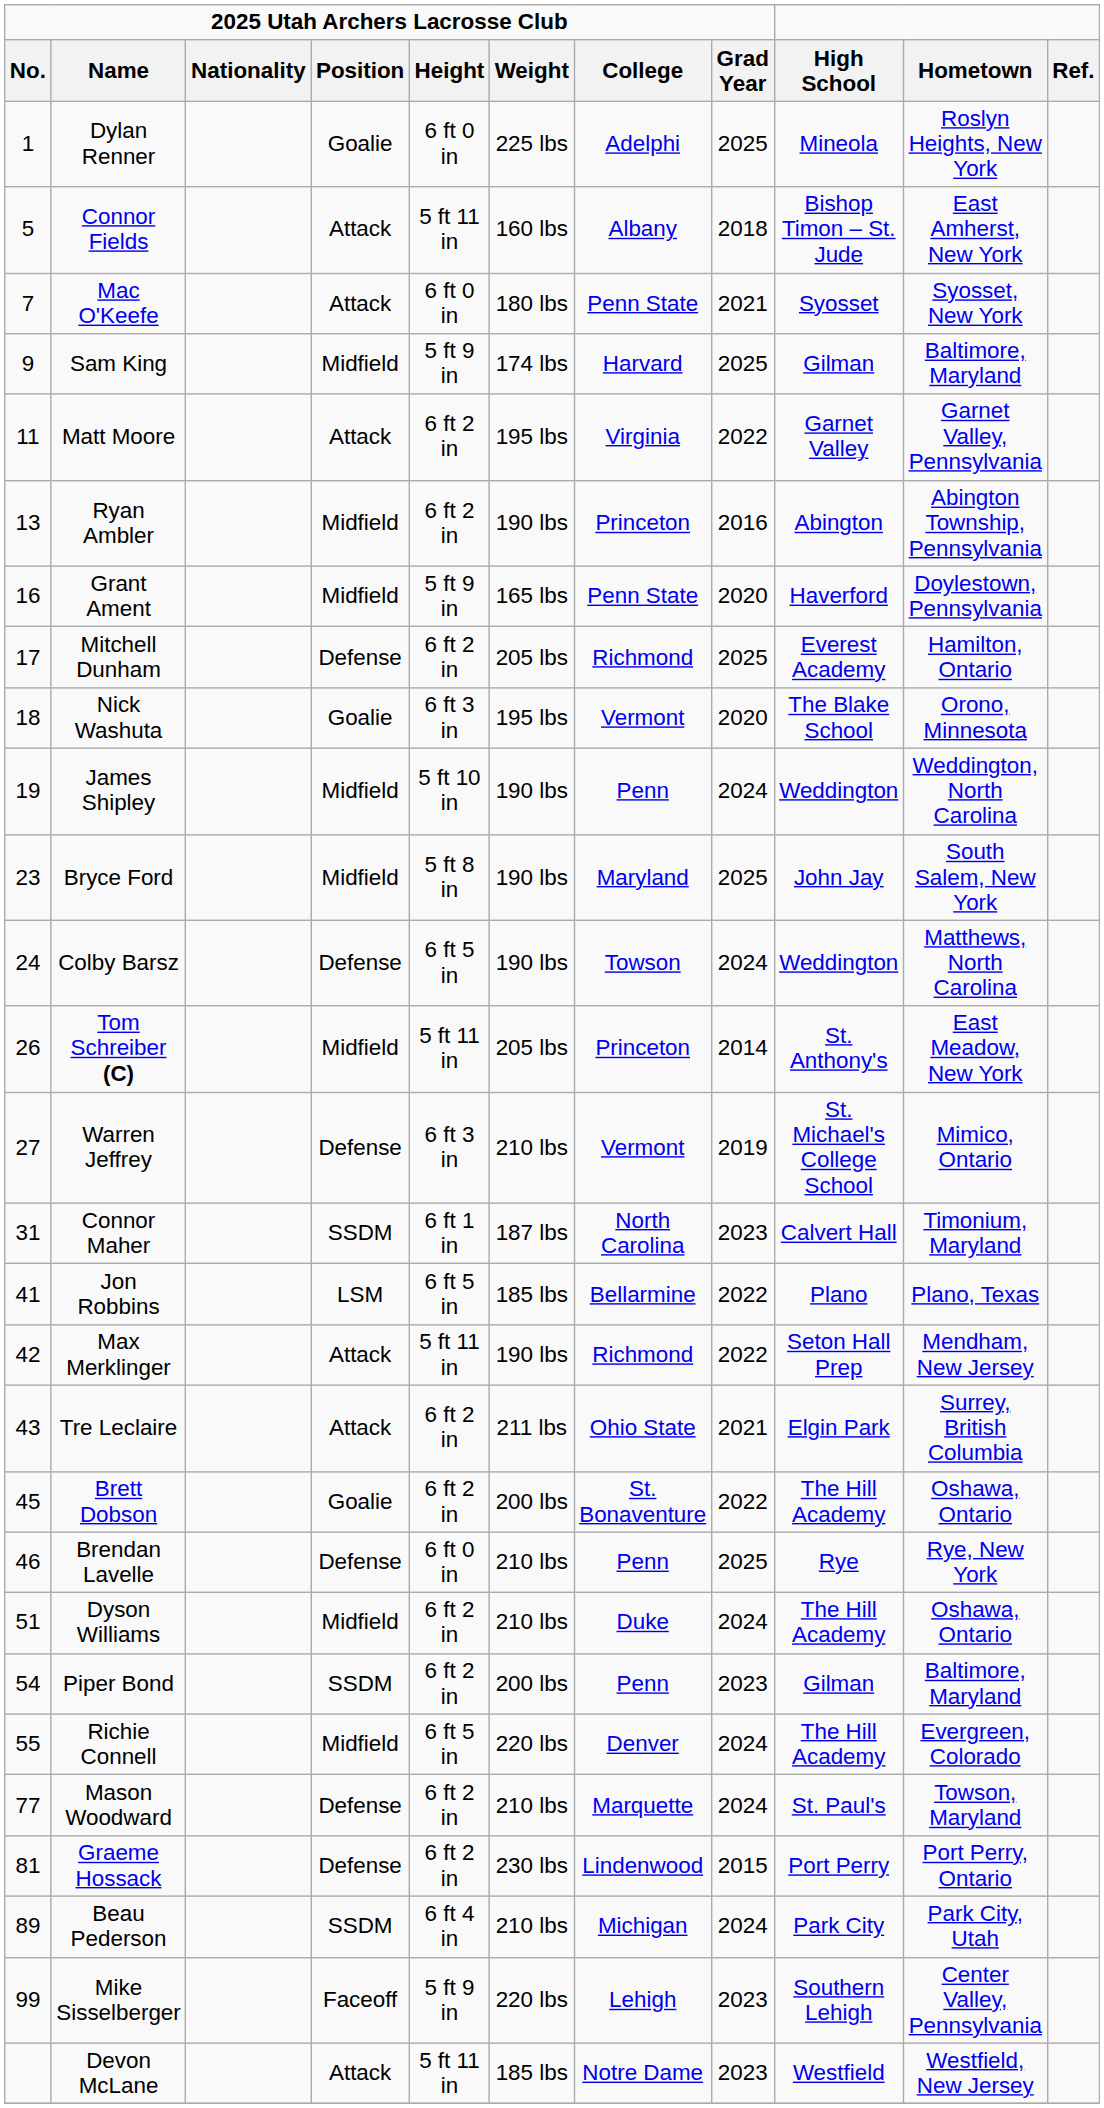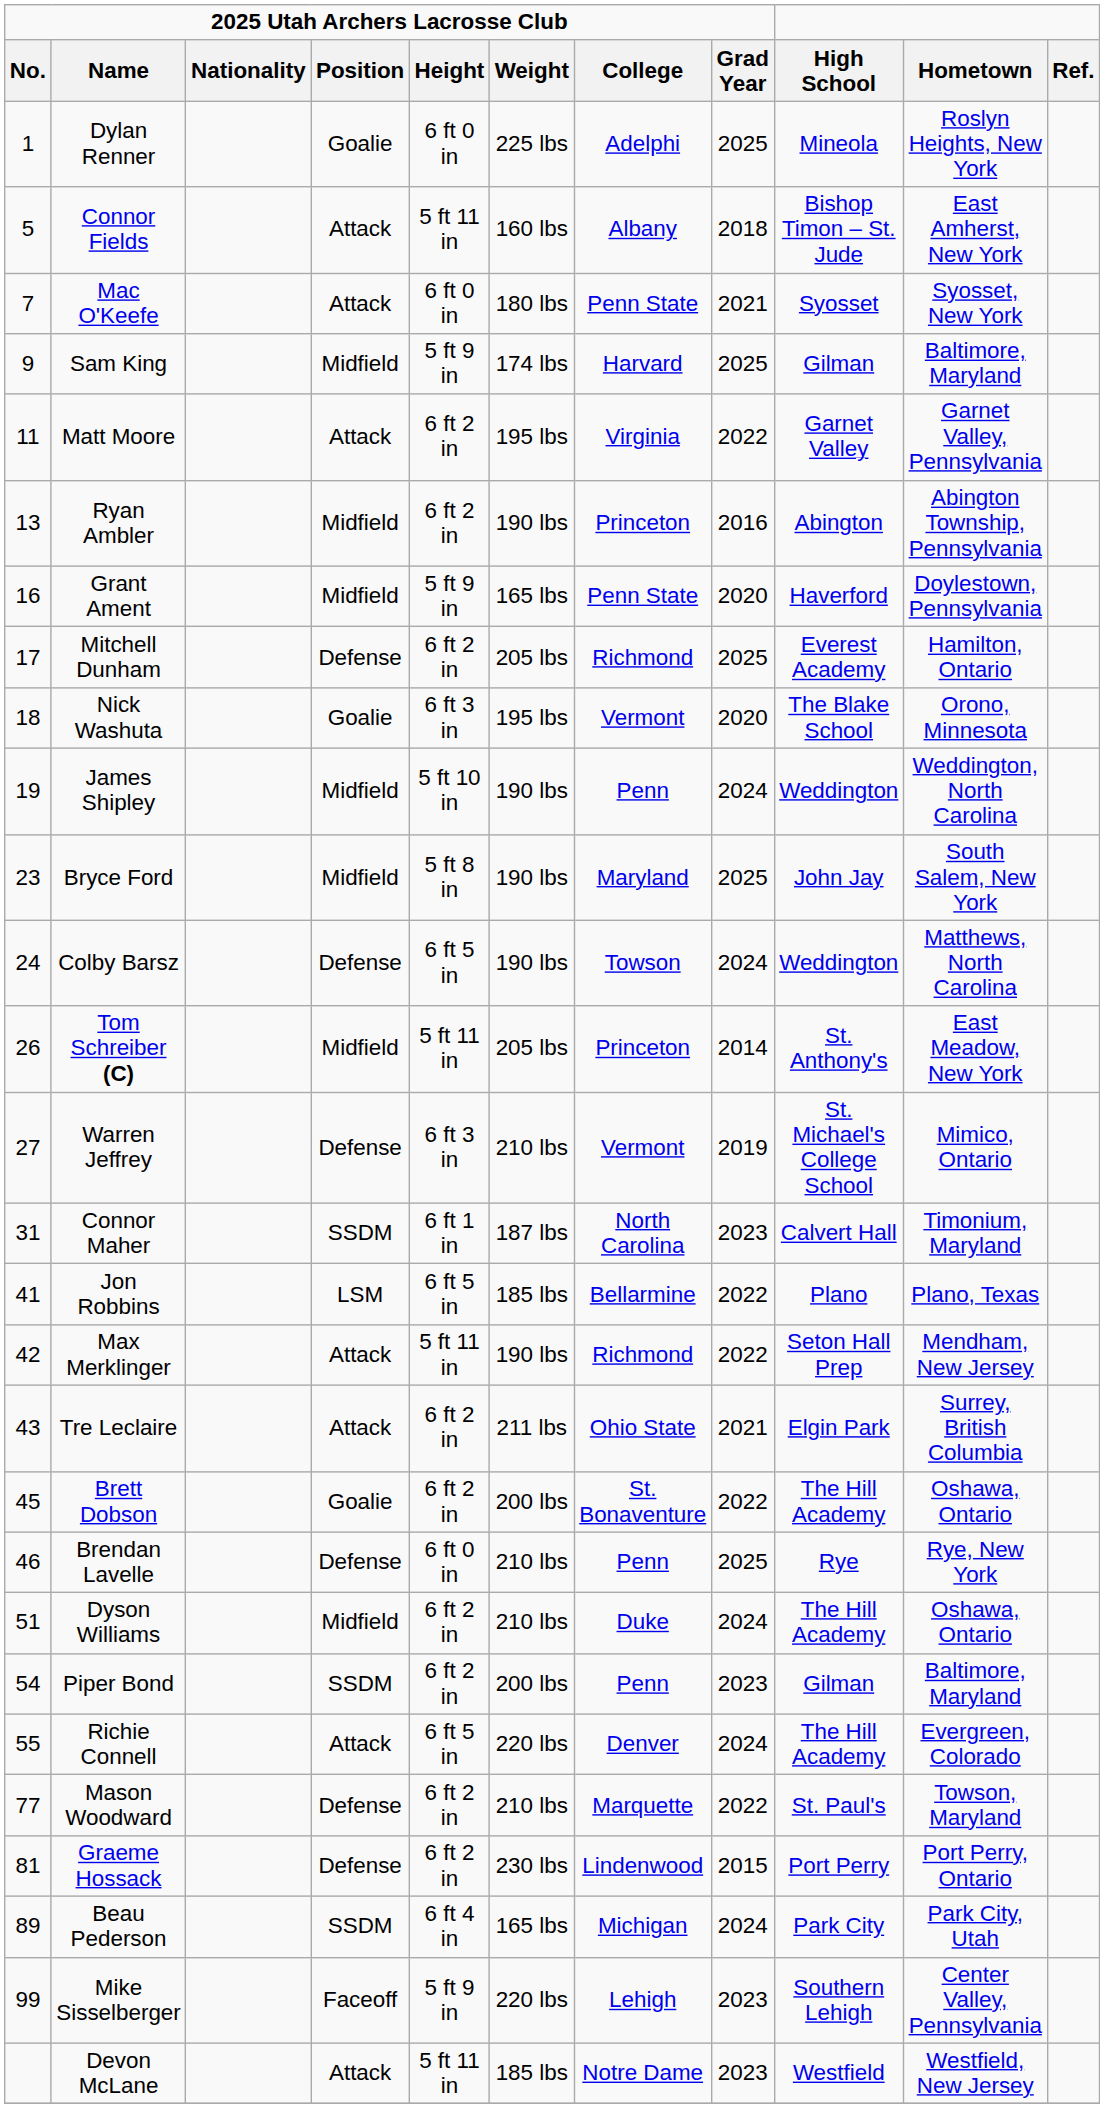(360, 1744) Midfield -> (360, 1744) Attack
(743, 1804) 2024 -> (743, 1804) 2022
(532, 1926) 210 lbs -> (532, 1926) 165 lbs
